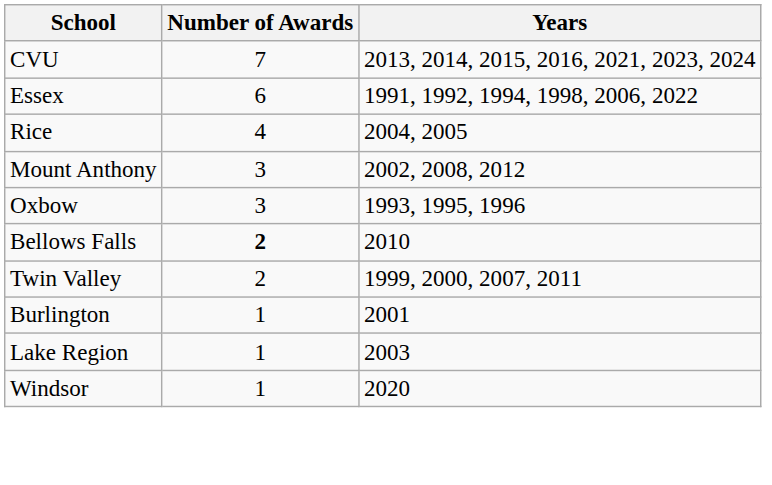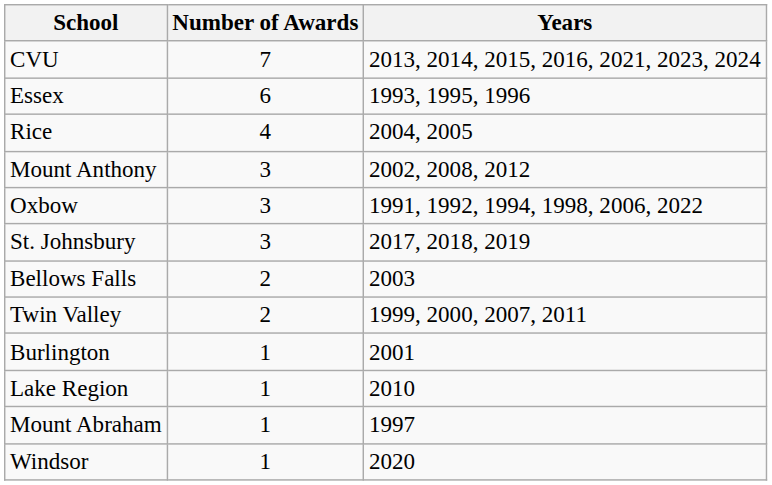(531, 95) 1991, 1992, 1994, 1998, 2006, 2022 -> (450, 95) 1993, 1995, 1996
(445, 205) 1993, 1995, 1996 -> (536, 205) 1991, 1992, 1994, 1998, 2006, 2022
+ row: (73, 242)
(260, 242) bold -> (265, 278) normal
(387, 242) 2010 -> (392, 278) 2003
(387, 351) 2003 -> (392, 388) 2010
+ row: (86, 424)
